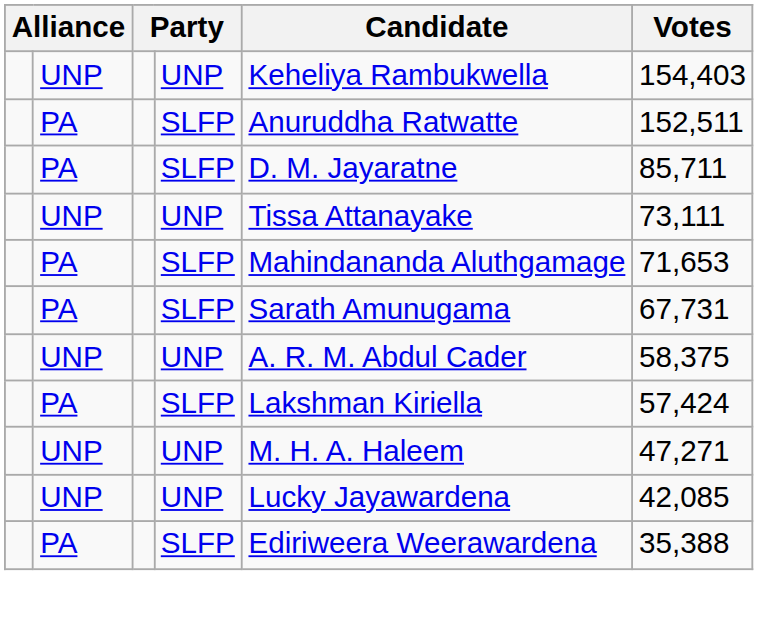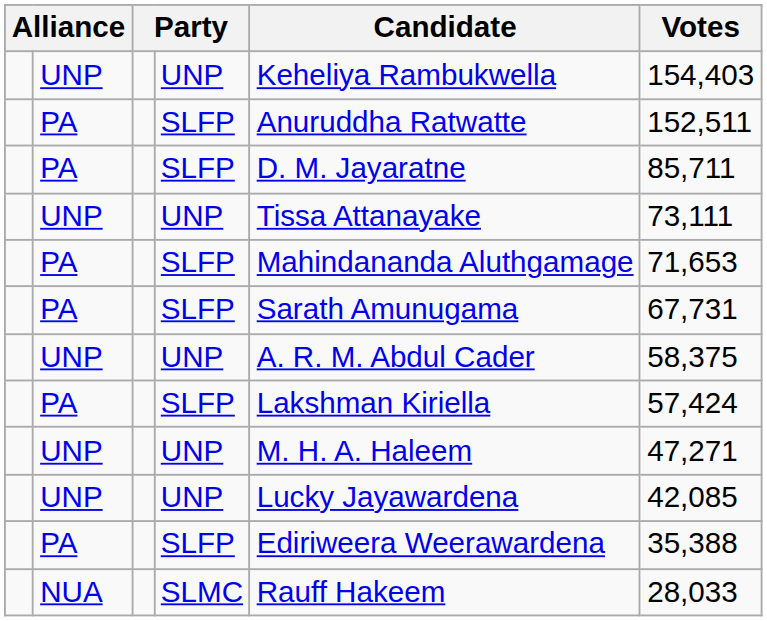+ row: (71, 591)
